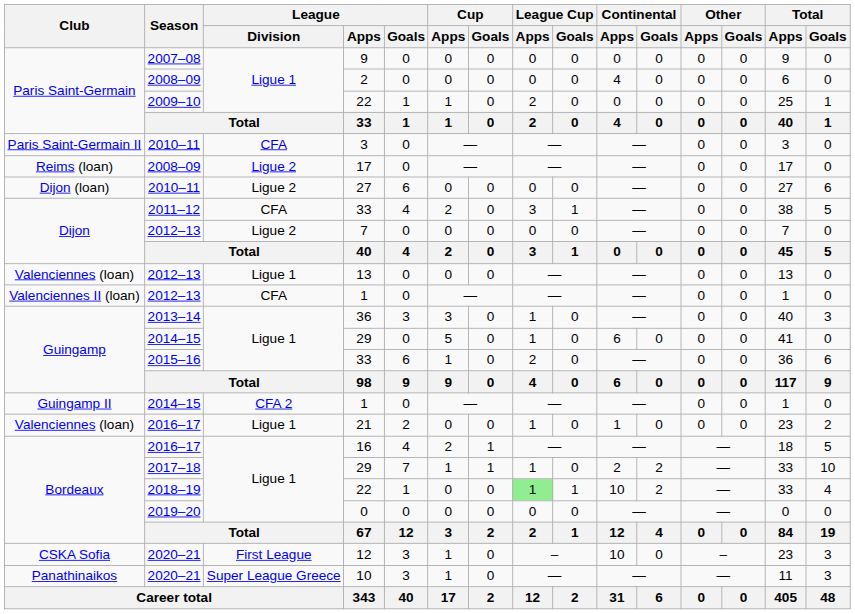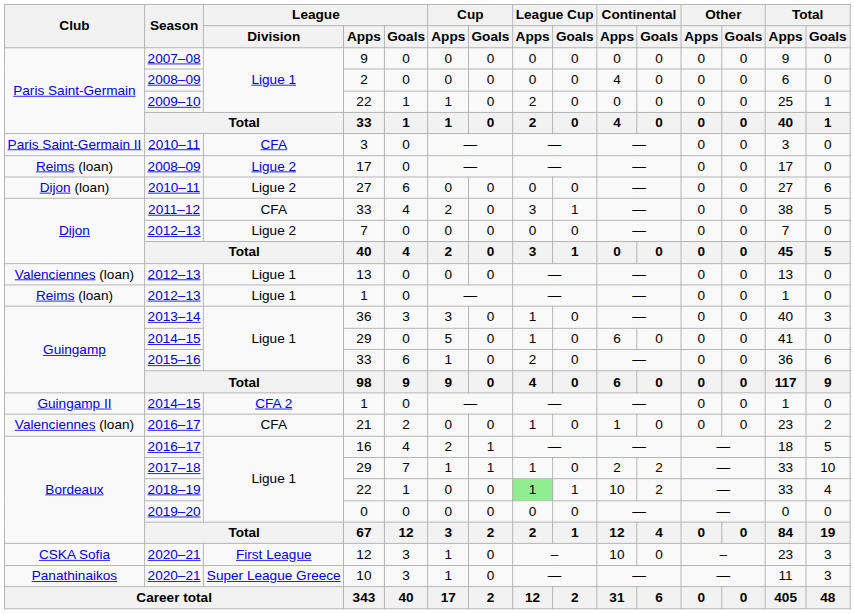(74, 295) Valenciennes II (loan) -> (74, 295) Reims (loan)
(274, 295) CFA -> (274, 295) Ligue 1
(274, 425) Ligue 1 -> (274, 425) CFA
